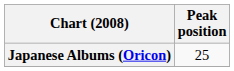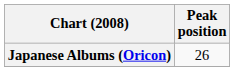(202, 54) 25 -> (202, 54) 26
